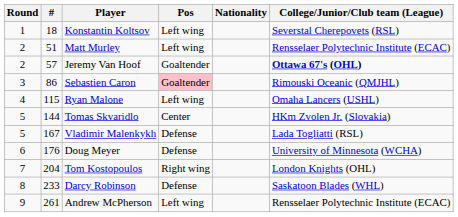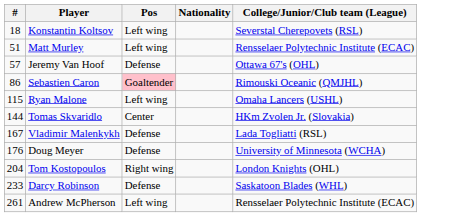- column: (23, 13)
(185, 64) Goaltender -> (143, 64) Defense
(317, 64) bold -> (277, 64) normal
